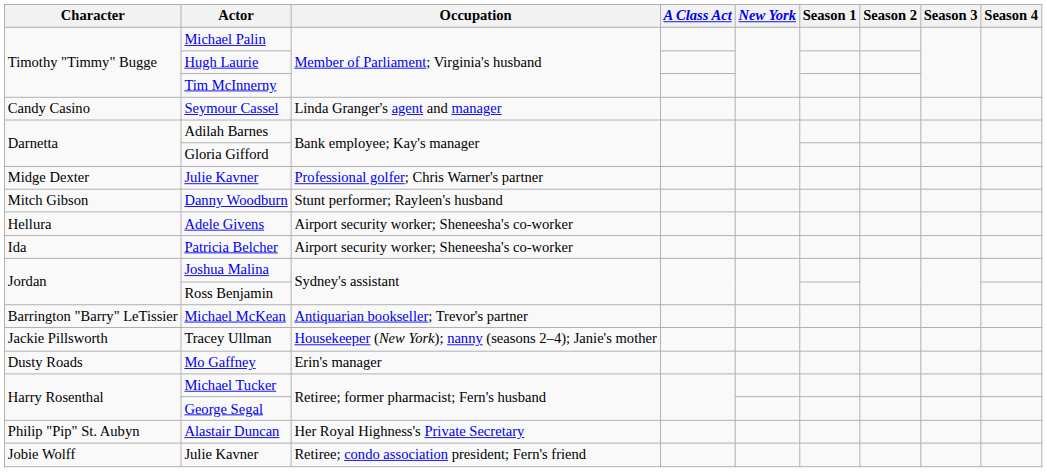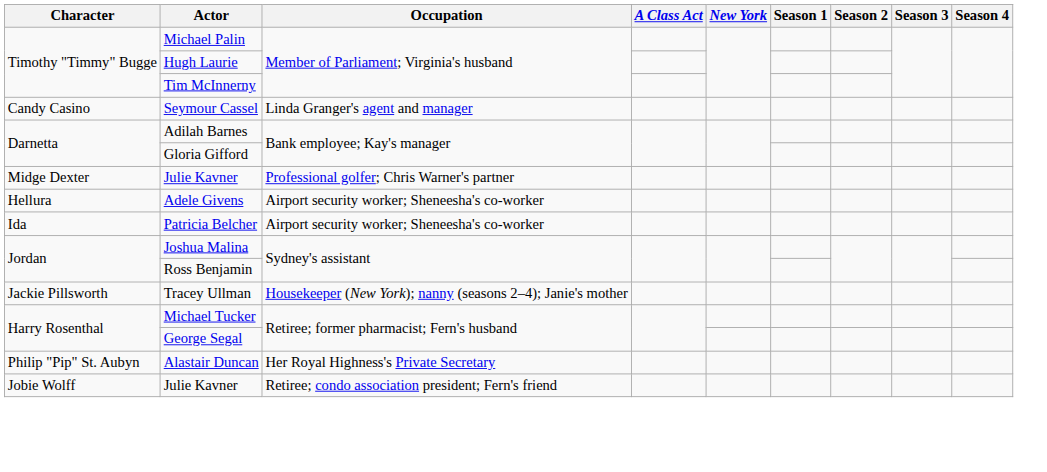- row: (48, 200)
- row: (93, 316)
- row: (45, 362)
